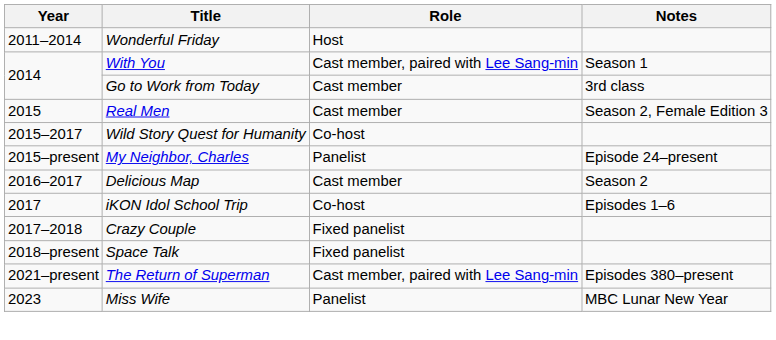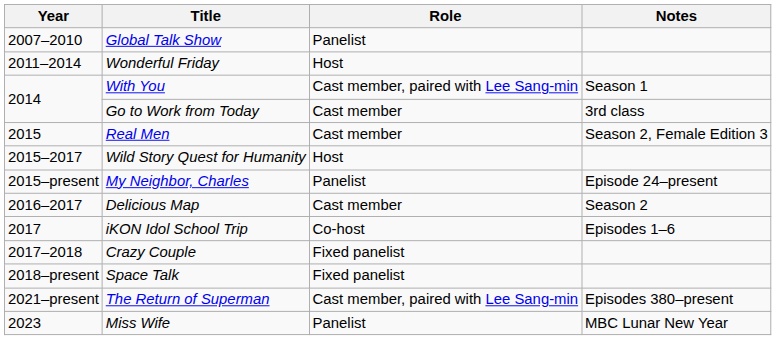+ row: (163, 39)
(339, 134) Co-host -> (328, 157) Host
